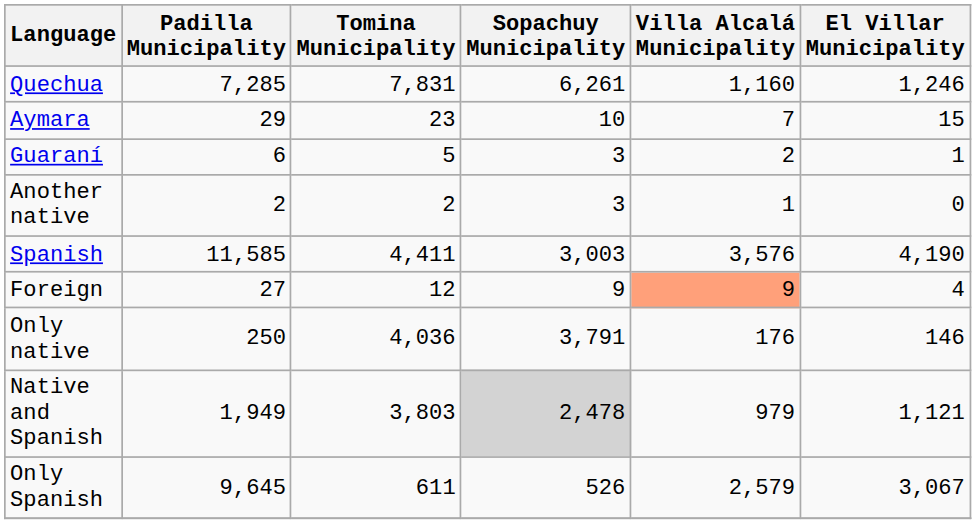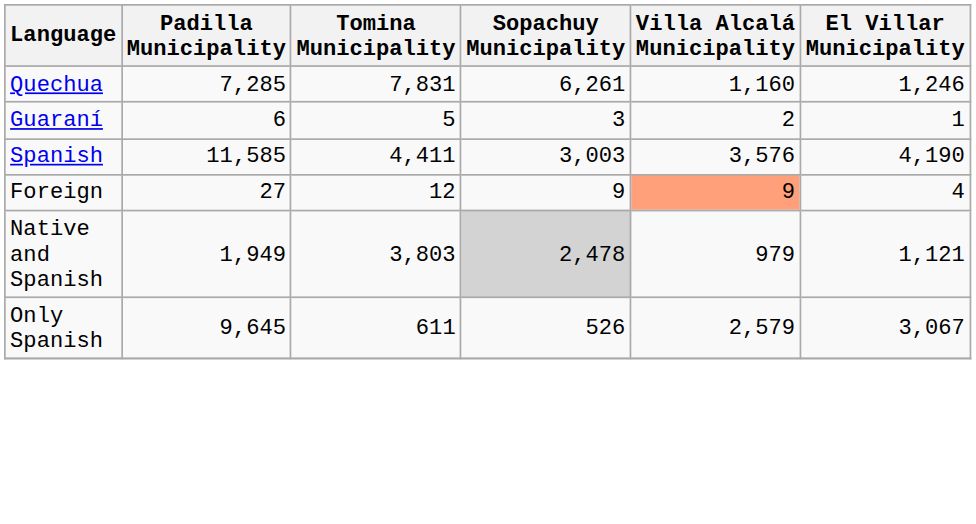- row: (50, 120)
- row: (57, 205)
- row: (50, 339)
